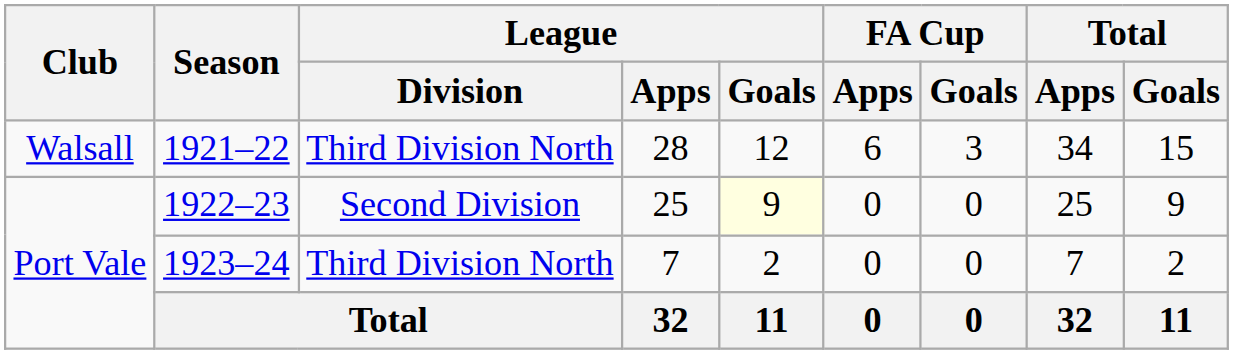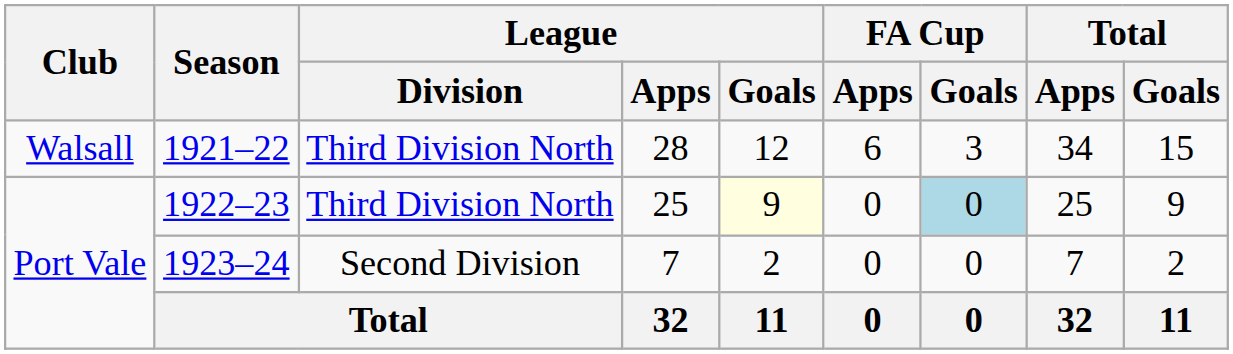(460, 205) Second Division -> (460, 205) Third Division North
(974, 205) no background -> (974, 205) lightblue background
(460, 262) Third Division North -> (460, 262) Second Division
